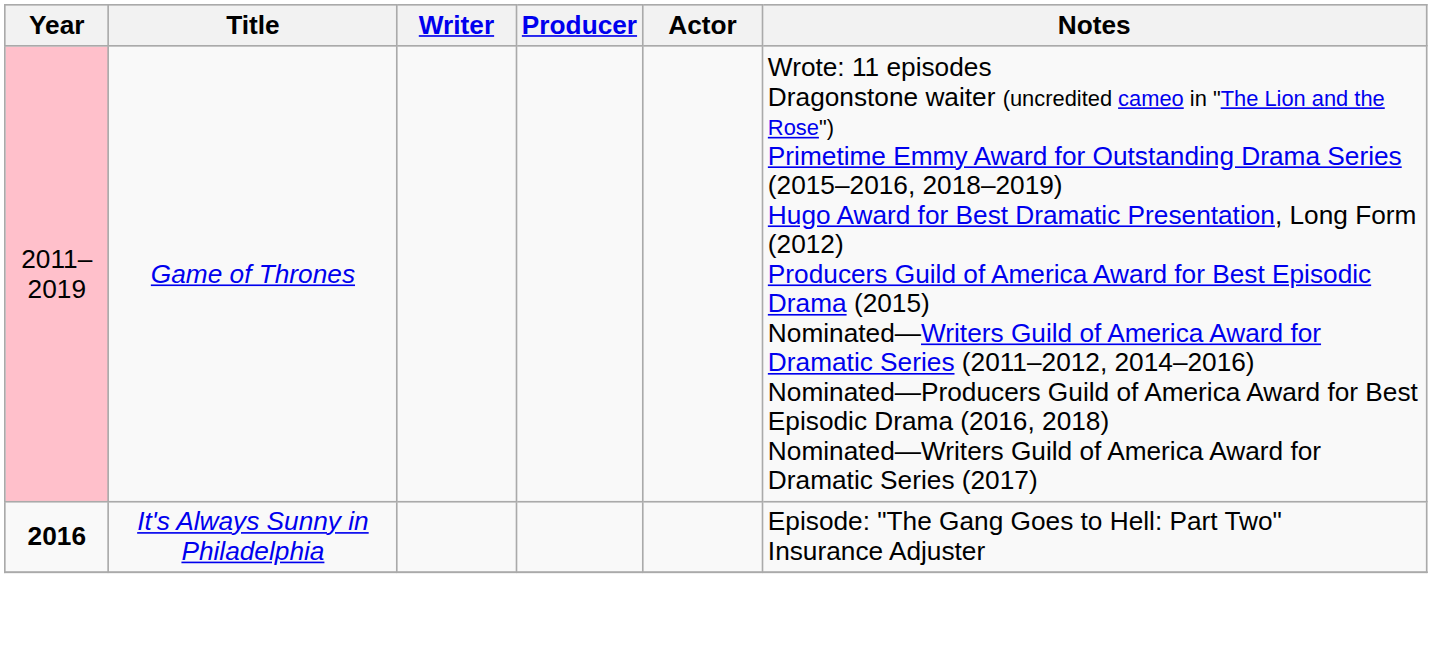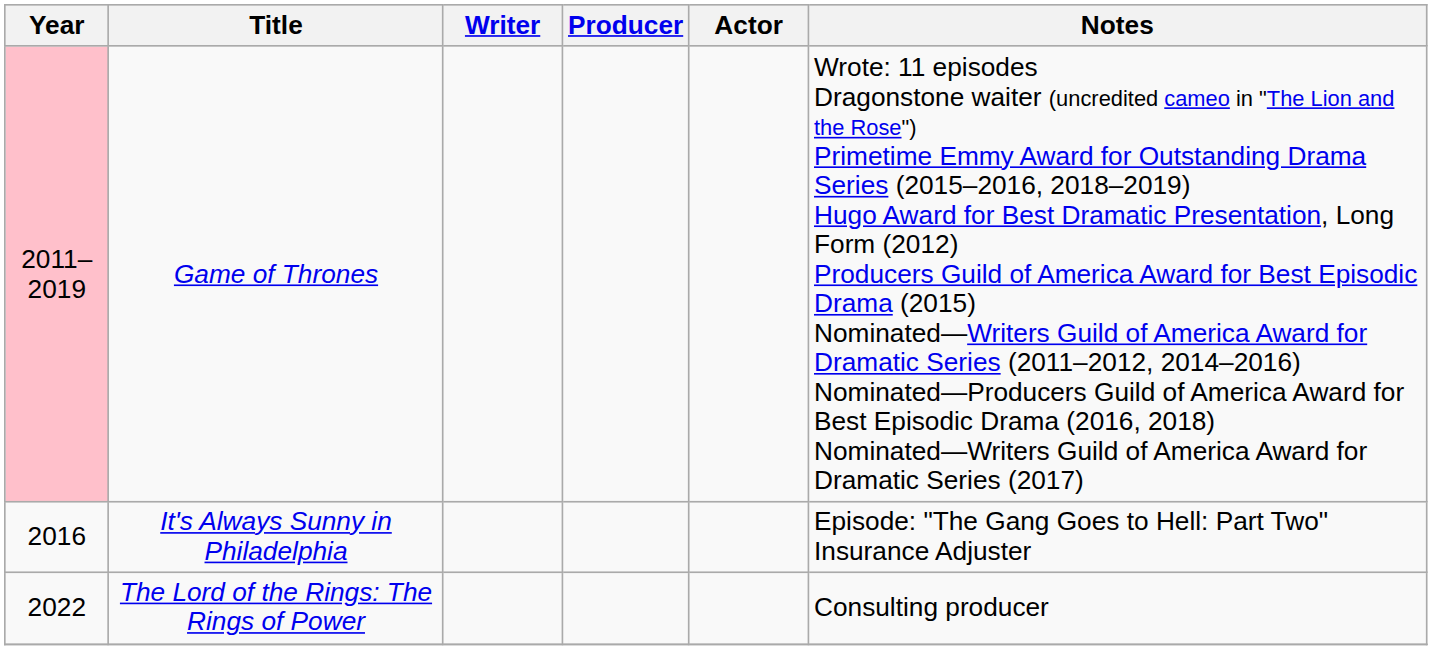(57, 536) bold -> (57, 536) normal
+ row: (276, 607)
